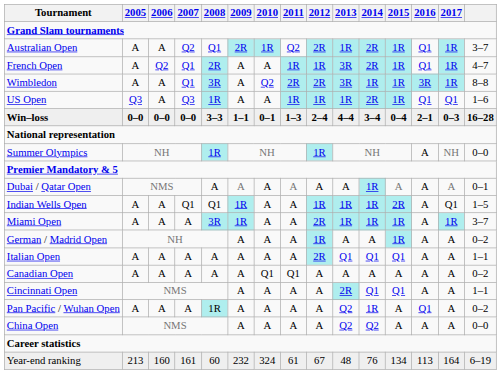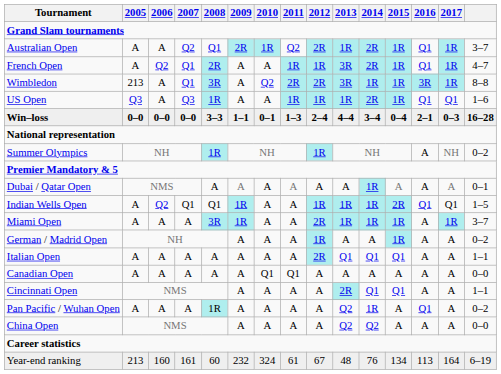(135, 82) A -> (135, 82) 213
(480, 151) 0–0 -> (480, 151) 0–2
(162, 203) A -> (162, 203) Q2
(425, 203) A -> (425, 203) Q1
(480, 273) 0–2 -> (480, 273) 0–0
